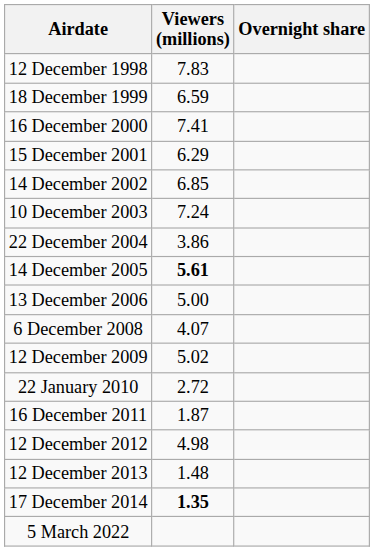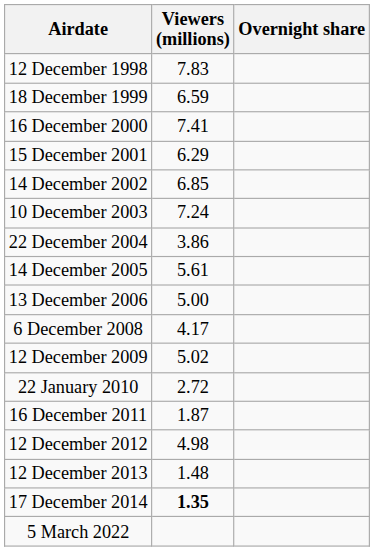(193, 270) bold -> (193, 270) normal
(193, 328) 4.07 -> (193, 328) 4.17
